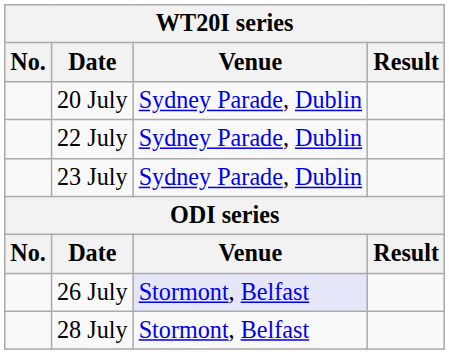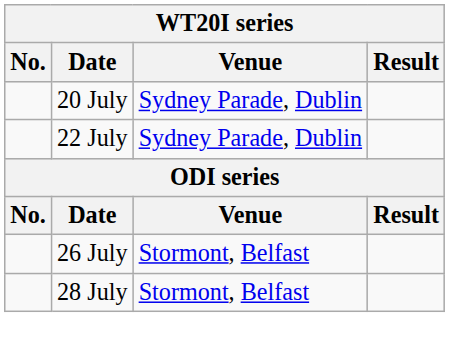- row: (92, 176)
(224, 291) lavender background -> (224, 253) no background
